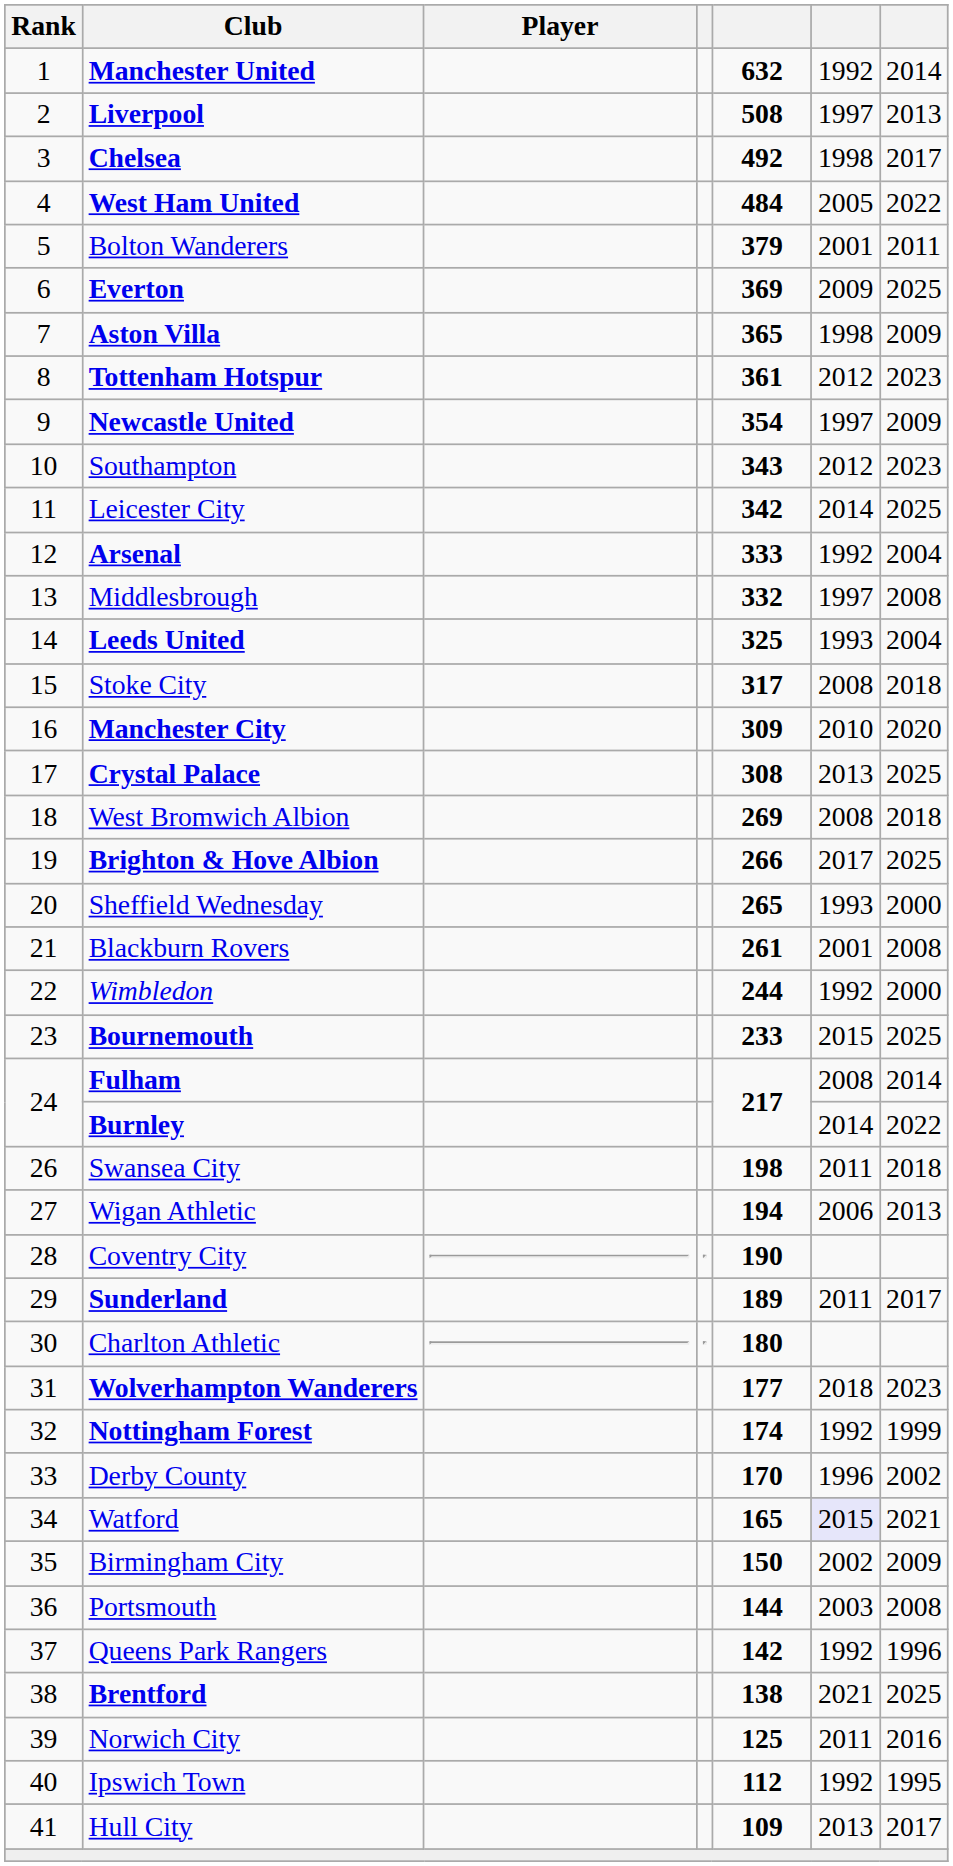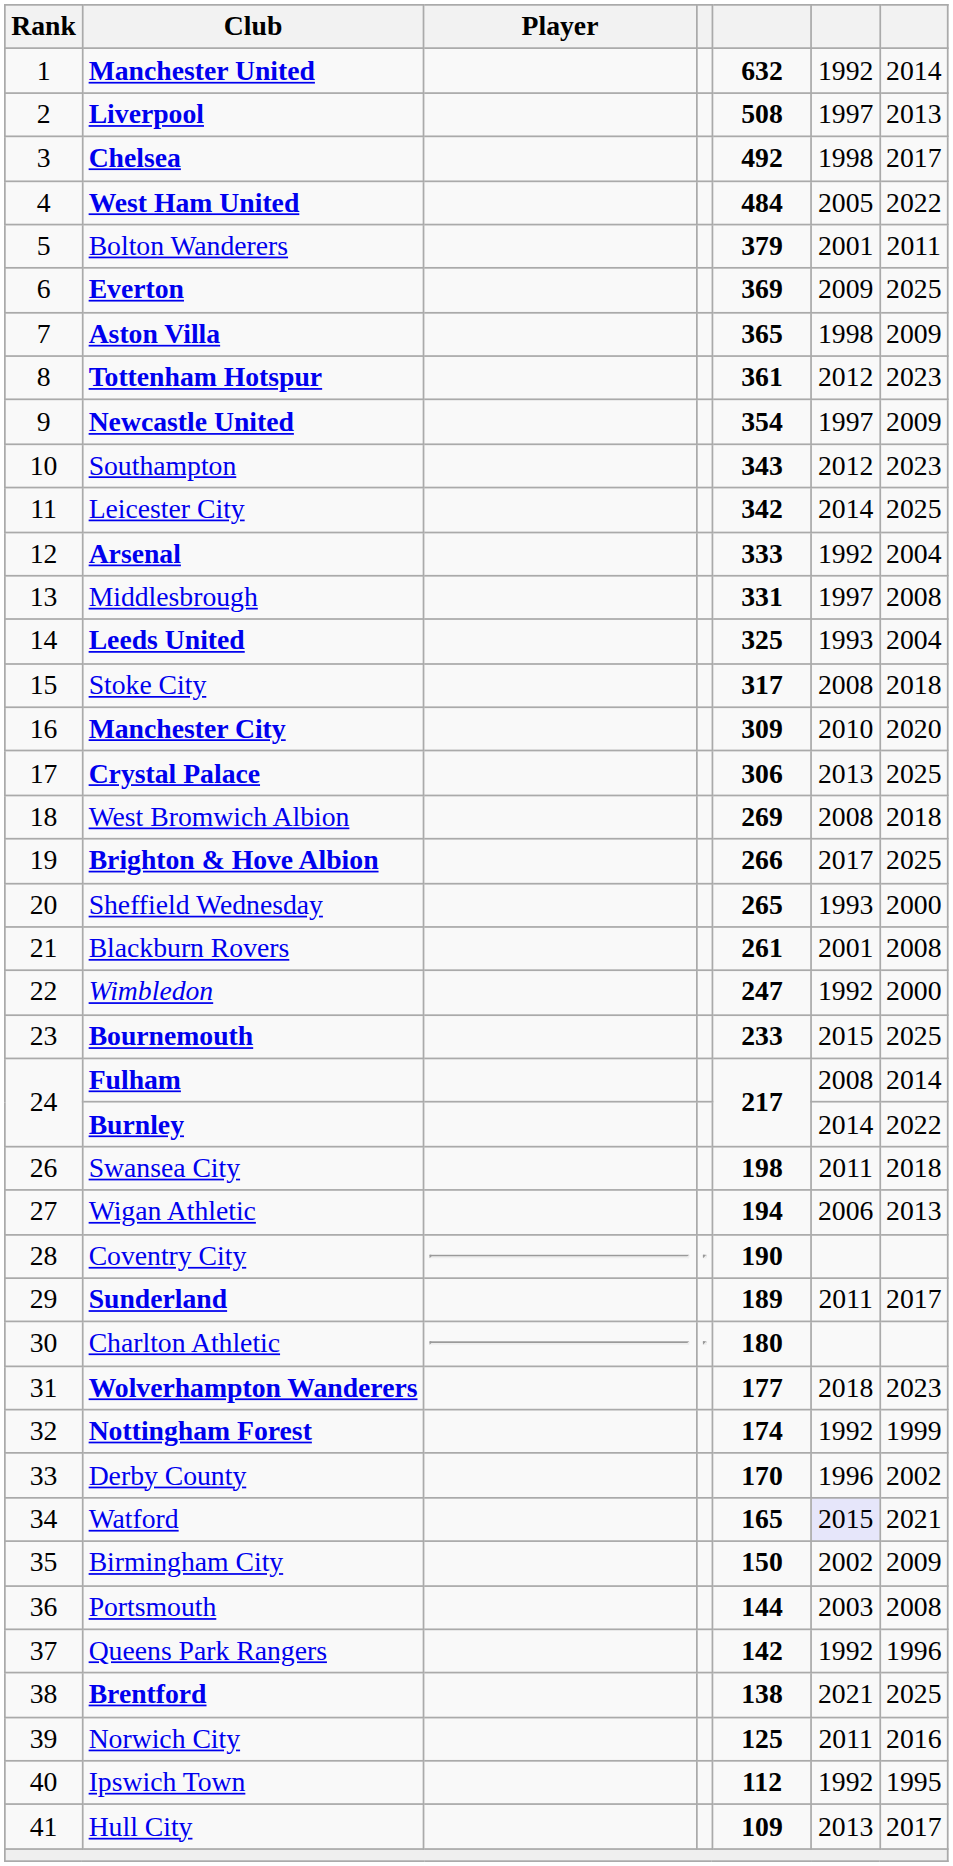(762, 597) 332 -> (762, 597) 331
(762, 772) 308 -> (762, 772) 306
(762, 992) 244 -> (762, 992) 247
